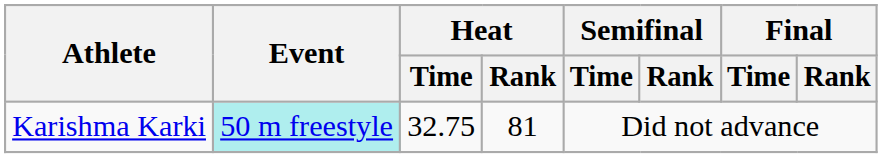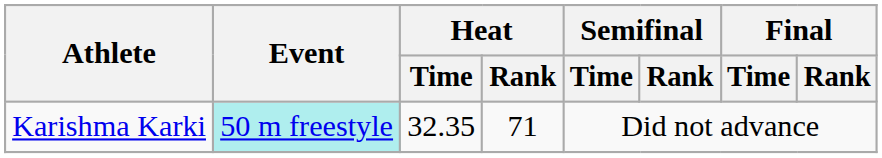(441, 126) 32.75 -> (441, 126) 32.35
(523, 126) 81 -> (523, 126) 71
